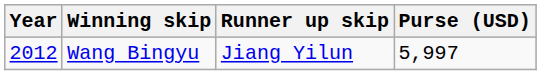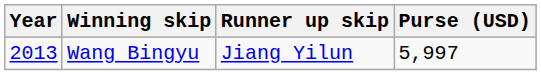(34, 54) 2012 -> (34, 54) 2013
